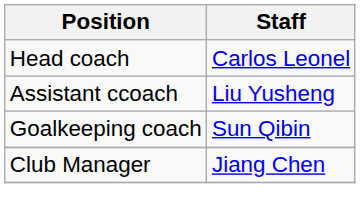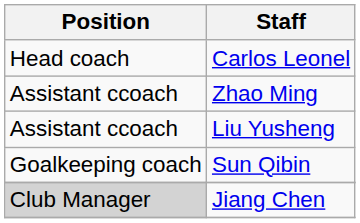+ row: (265, 93)
(80, 164) no background -> (80, 199) lightgrey background
